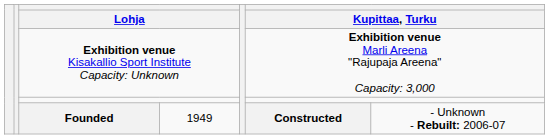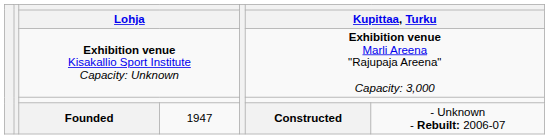(199, 119) 1949 -> (199, 119) 1947
